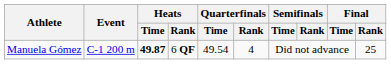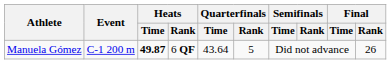(216, 50) 49.54 -> (216, 50) 43.64
(251, 50) 4 -> (251, 50) 5
(371, 50) 25 -> (371, 50) 26
